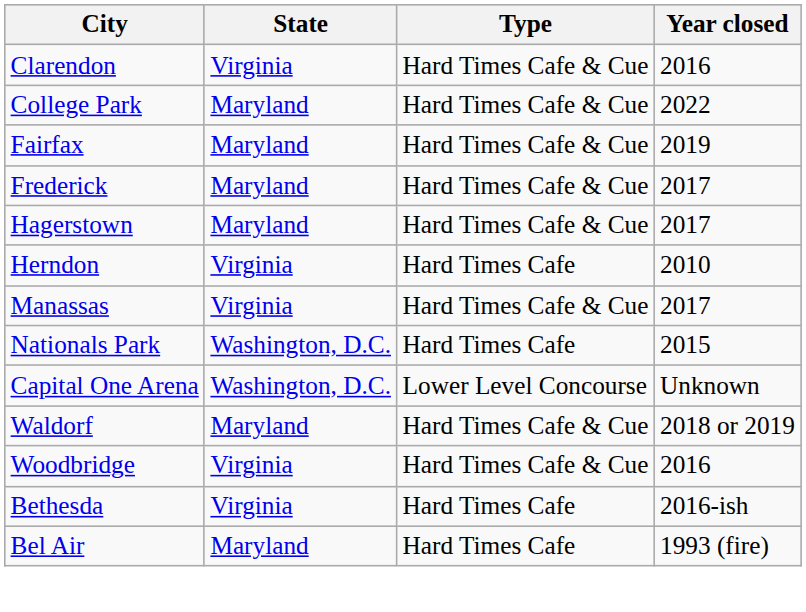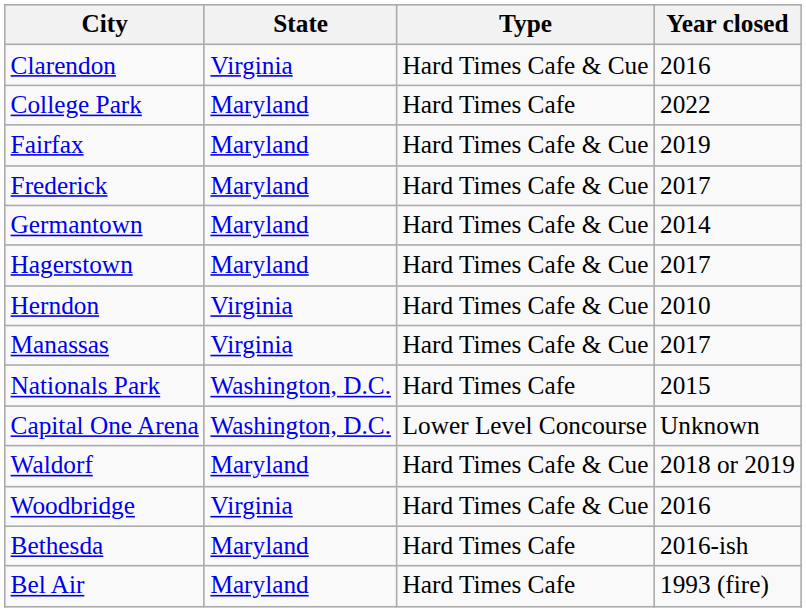(525, 104) Hard Times Cafe & Cue -> (489, 104) Hard Times Cafe
+ row: (77, 225)
(489, 265) Hard Times Cafe -> (525, 305) Hard Times Cafe & Cue
(252, 505) Virginia -> (260, 545) Maryland
